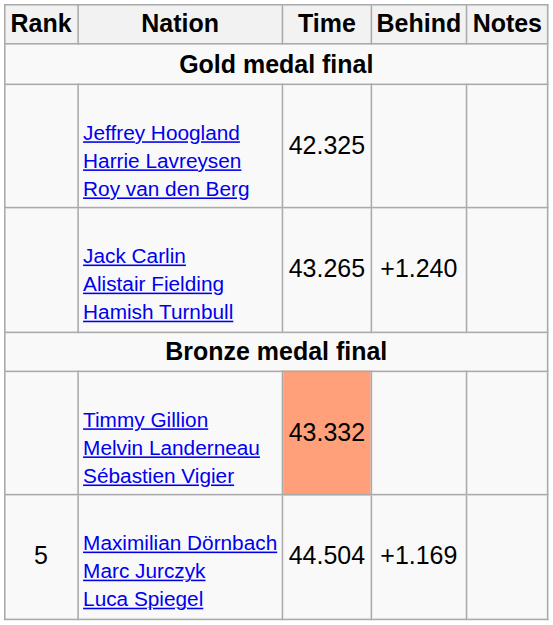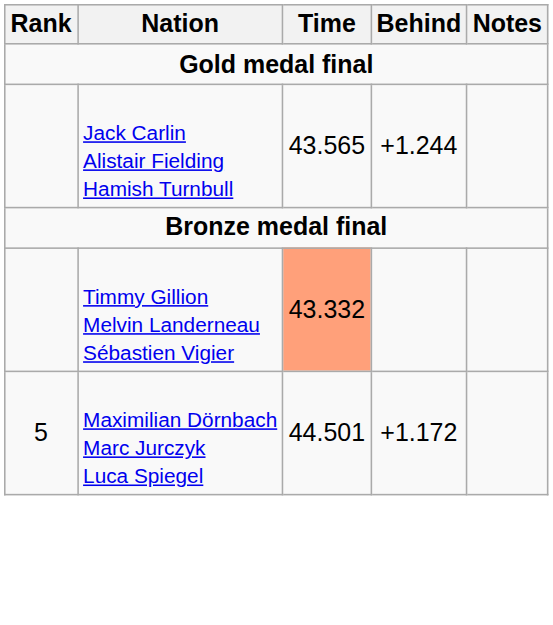- row: (166, 161)
(327, 269) 43.265 -> (327, 145) 43.565
(419, 269) +1.240 -> (419, 145) +1.244
(327, 556) 44.504 -> (327, 432) 44.501
(419, 556) +1.169 -> (419, 432) +1.172
